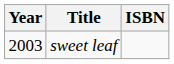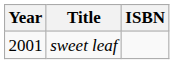(25, 44) 2003 -> (25, 44) 2001
